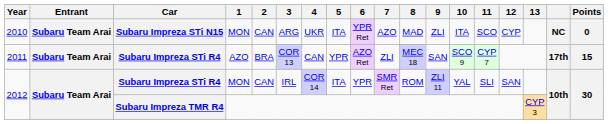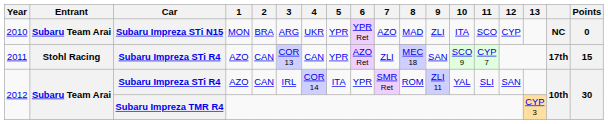(264, 31) CAN -> (264, 31) BRA
(339, 31) ITA -> (339, 31) YPR
(71, 56) Subaru Team Arai -> (71, 56) Stohl Racing
(264, 56) BRA -> (264, 56) CAN
(239, 82) MON -> (239, 82) AZO
